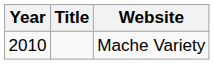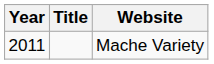(28, 45) 2010 -> (27, 45) 2011
